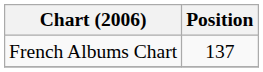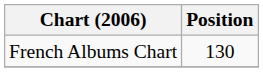(220, 50) 137 -> (220, 50) 130
